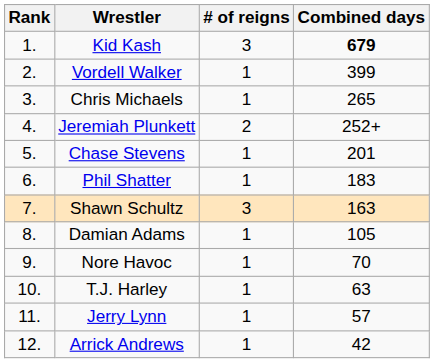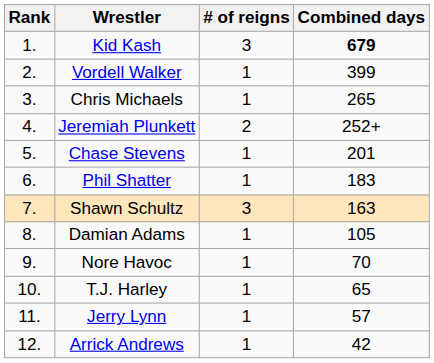(361, 289) 63 -> (361, 289) 65
